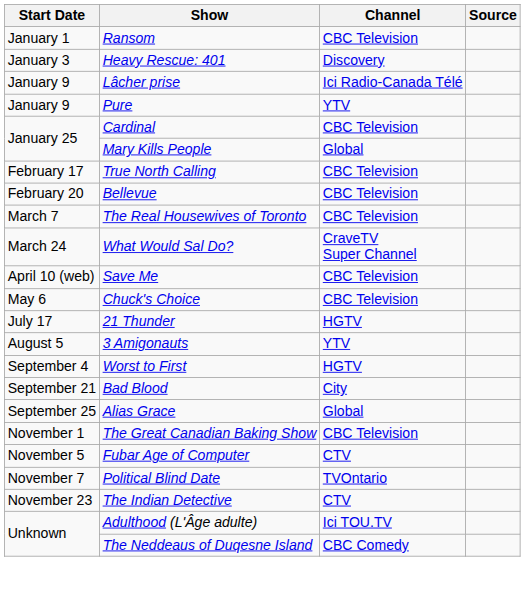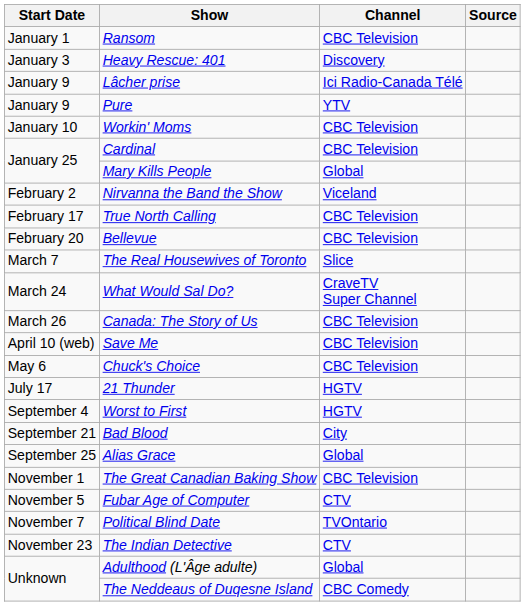+ row: (147, 127)
+ row: (192, 194)
(370, 216) CBC Television -> (338, 261) Slice
+ row: (180, 321)
- row: (145, 344)
(357, 522) Ici TOU.TV -> (343, 567) Global
